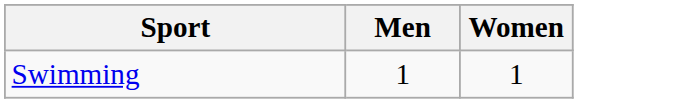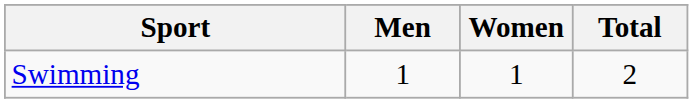+ column: (630, 27)
